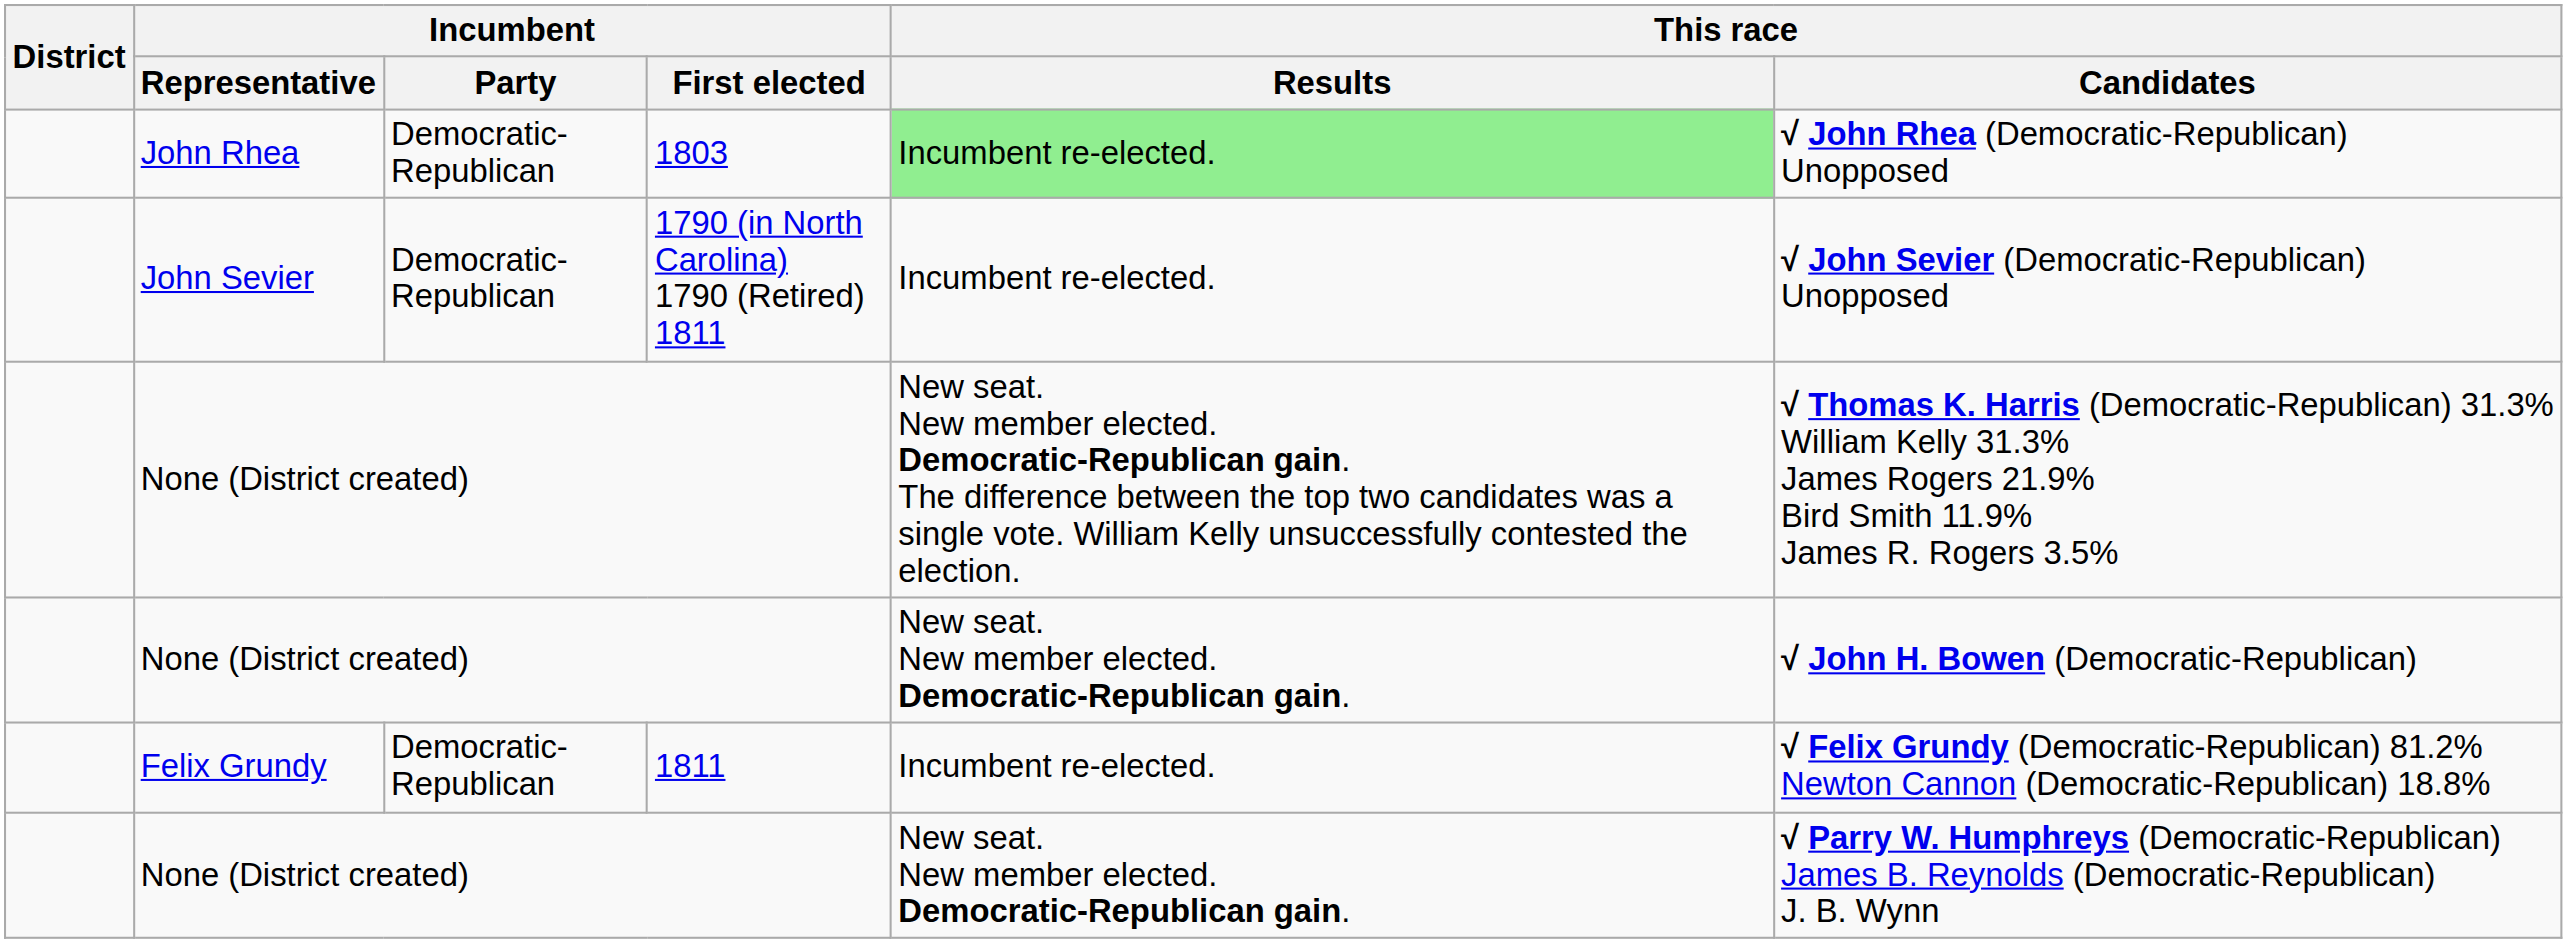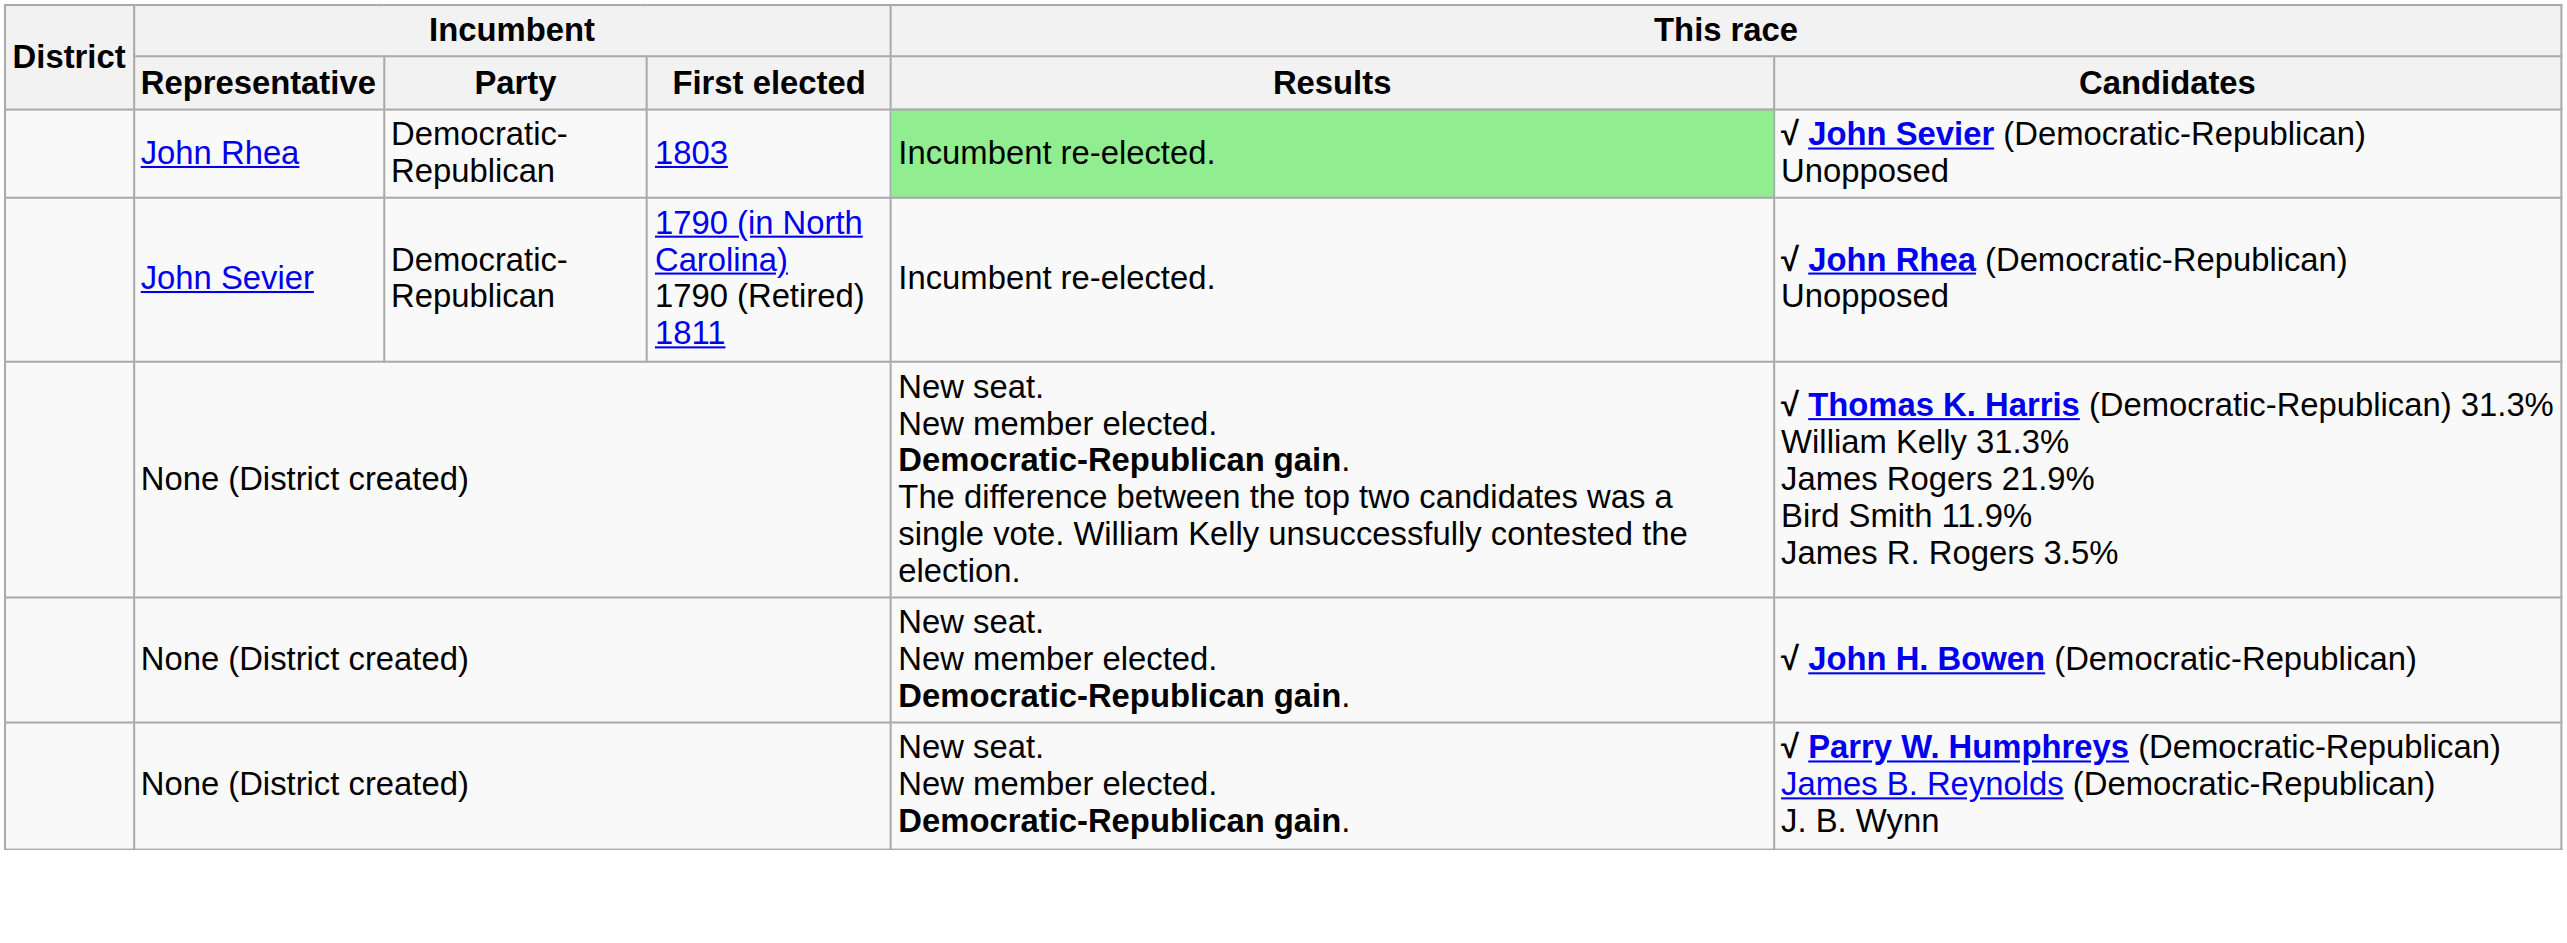(2064, 152) √ John Rhea (Democratic-Republican) Unopposed -> (2074, 152) √ John Sevier (Democratic-Republican) Unopposed
(2074, 278) √ John Sevier (Democratic-Republican) Unopposed -> (2064, 278) √ John Rhea (Democratic-Republican) Unopposed
- row: (234, 766)
